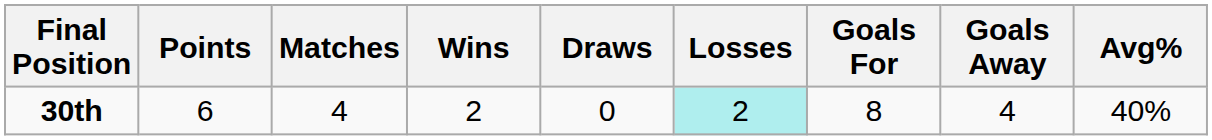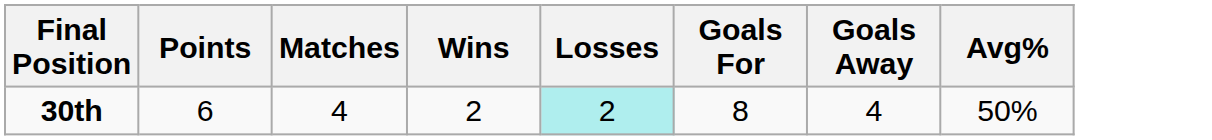- column: (607, 46)
(1141, 111) 40% -> (1007, 111) 50%
